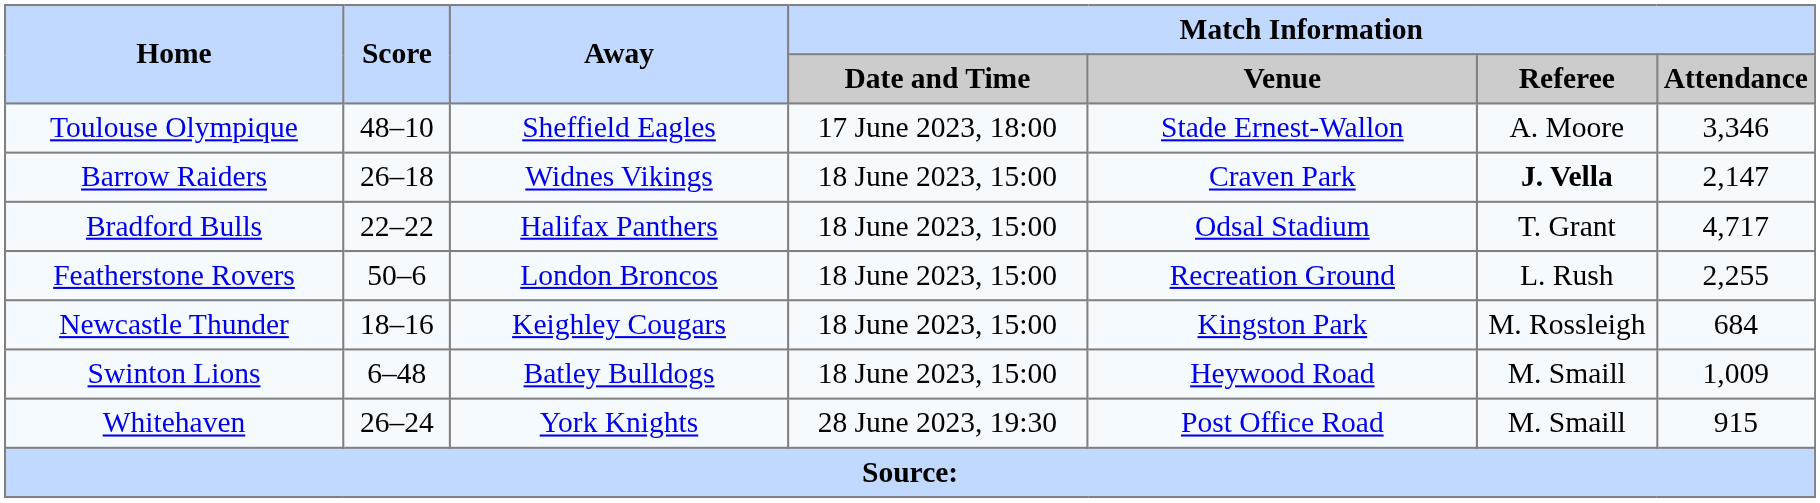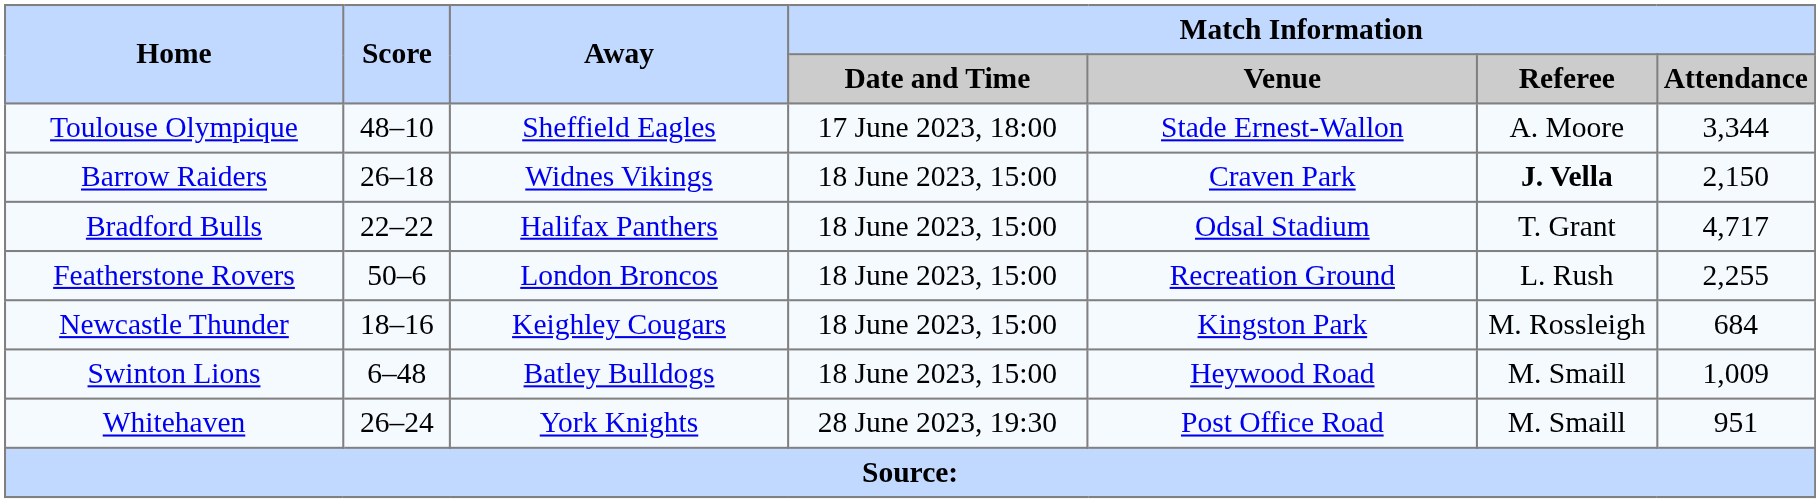(1736, 127) 3,346 -> (1736, 127) 3,344
(1736, 176) 2,147 -> (1736, 176) 2,150
(1736, 422) 915 -> (1736, 422) 951
